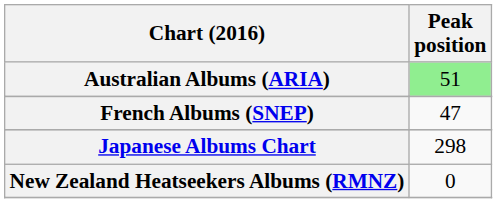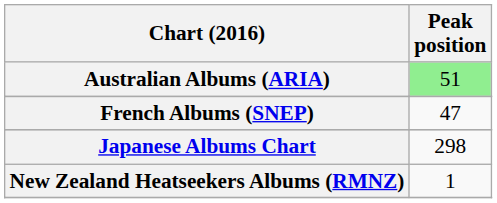(450, 180) 0 -> (450, 180) 1
